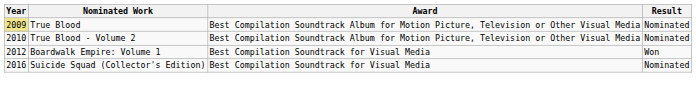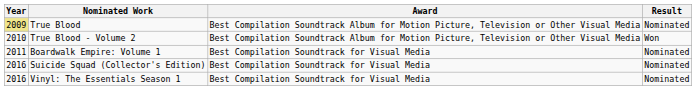(667, 38) Nominated -> (652, 38) Won
(16, 52) 2012 -> (16, 52) 2011
(652, 52) Won -> (667, 52) Nominated
+ row: (105, 79)
